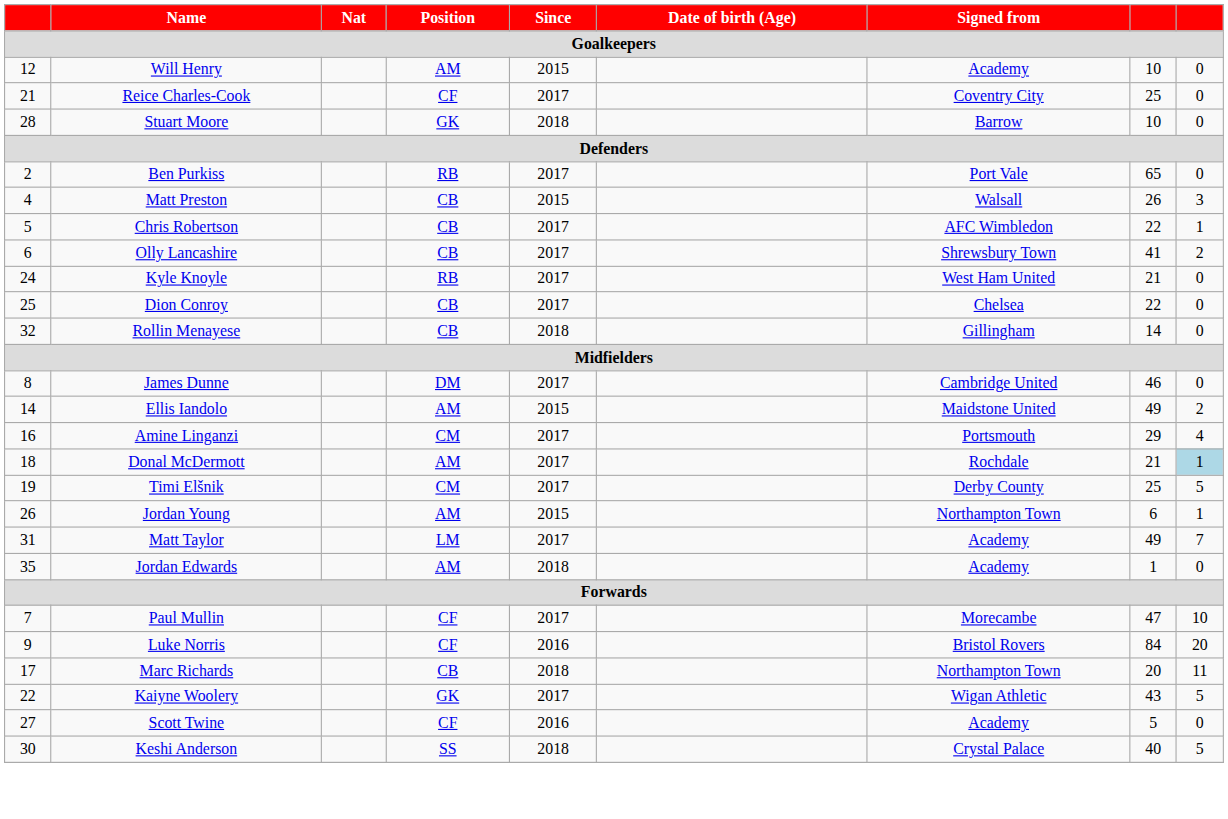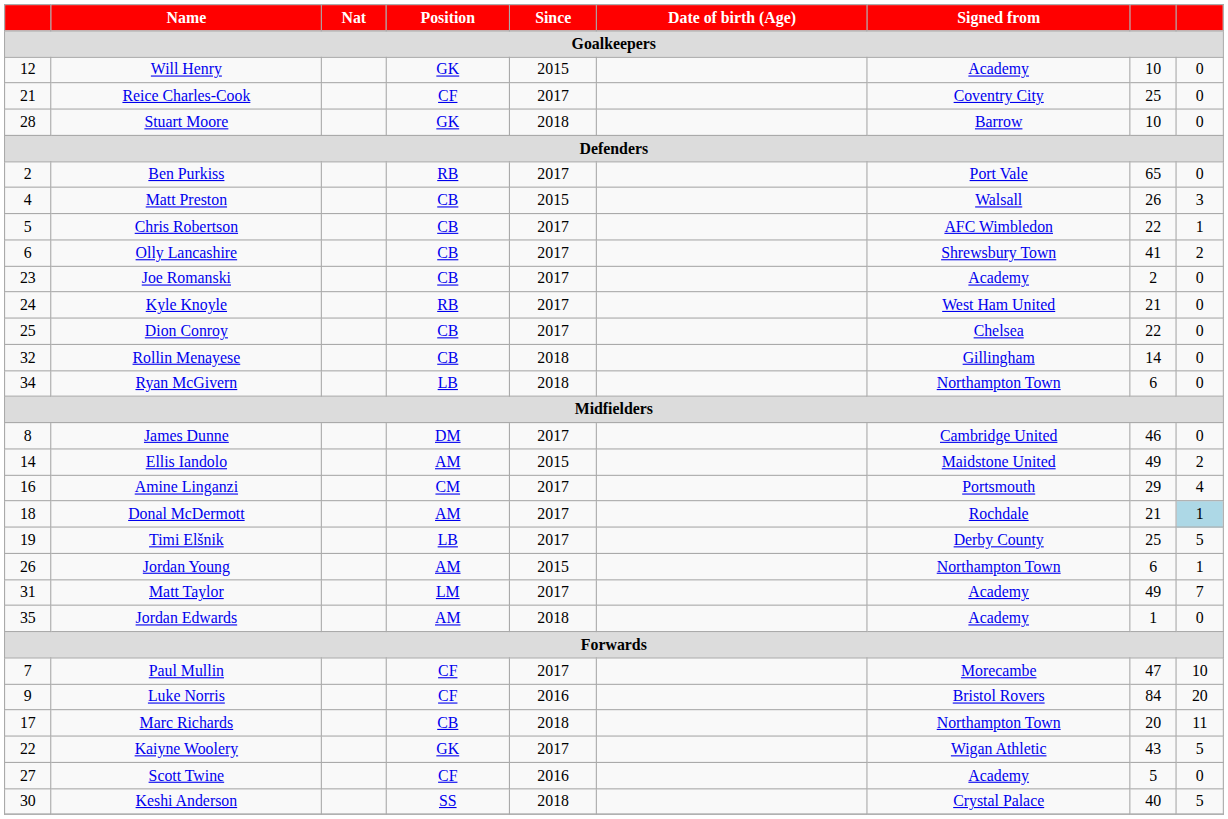(448, 70) AM -> (448, 70) GK
+ row: (186, 279)
+ row: (186, 383)
(448, 488) CM -> (448, 540) LB
